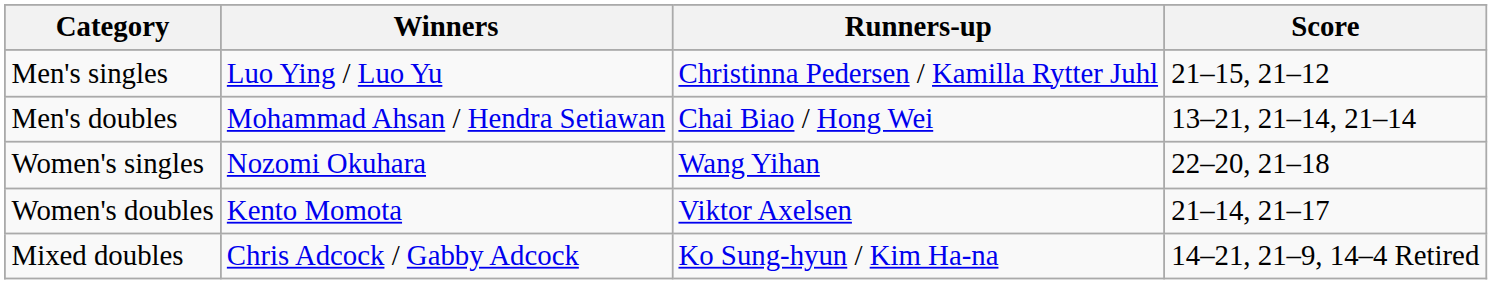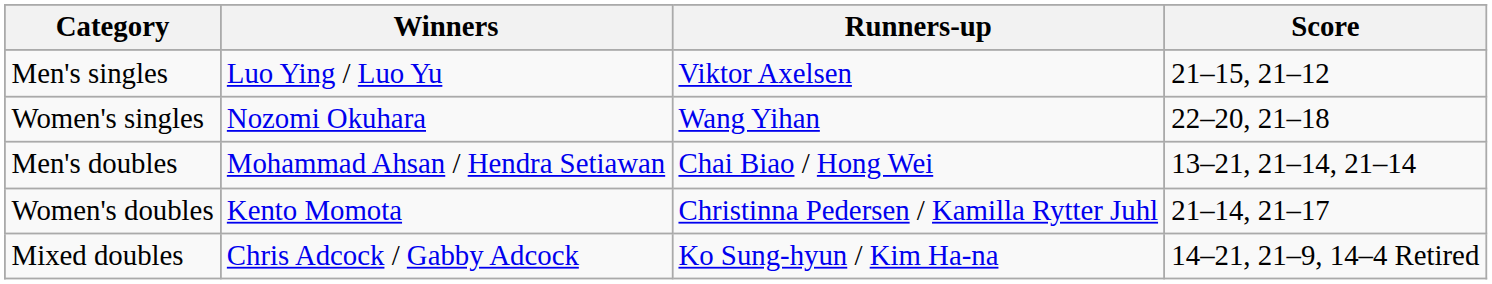(918, 73) Christinna Pedersen / Kamilla Rytter Juhl -> (765, 73) Viktor Axelsen
rows swapped: (108, 164) <-> (95, 118)
(765, 210) Viktor Axelsen -> (918, 210) Christinna Pedersen / Kamilla Rytter Juhl
